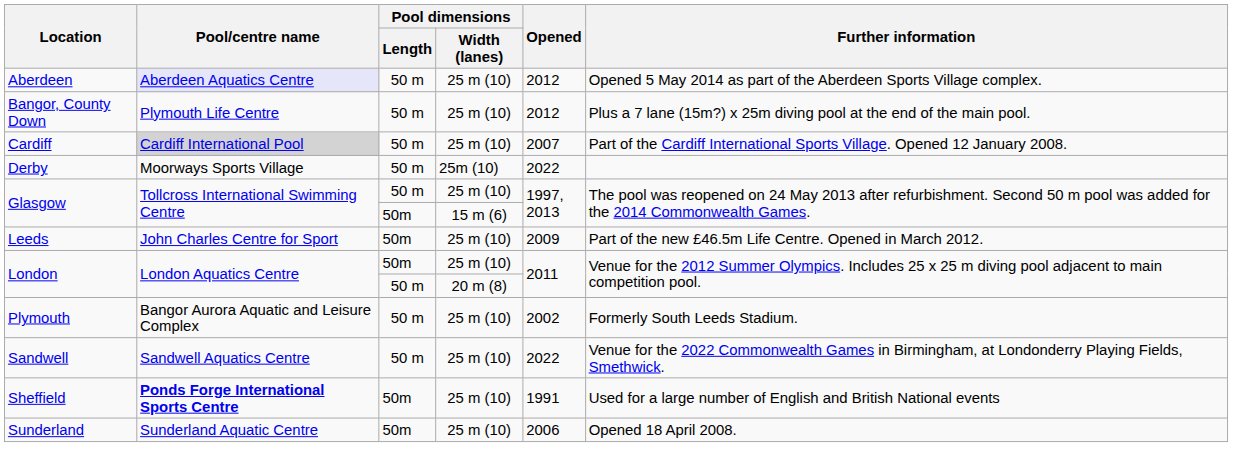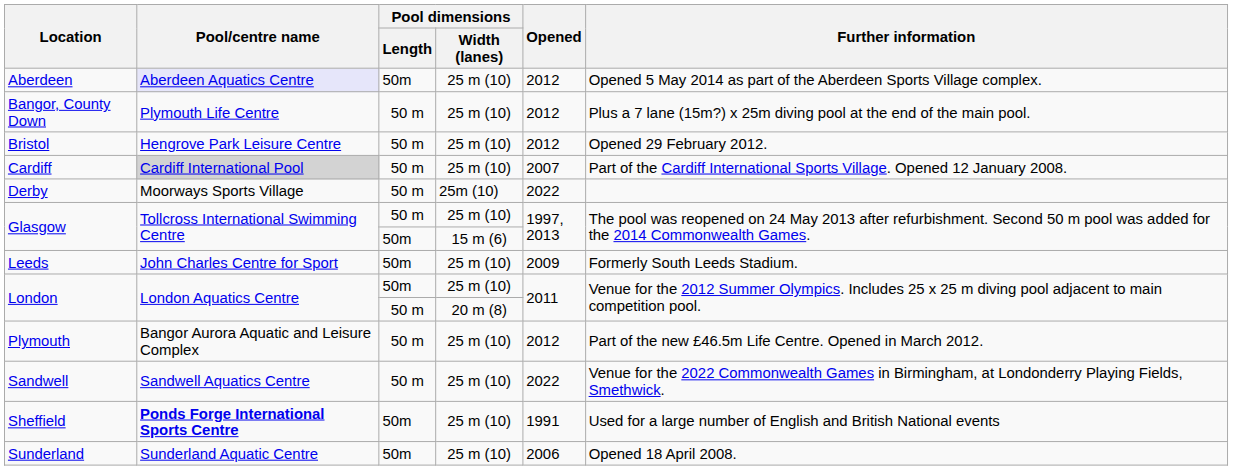(407, 80) 50 m -> (397, 80) 50m
+ row: (29, 144)
(786, 238) Part of the new £46.5m Life Centre. Opened in March 2012. -> (693, 262) Formerly South Leeds Stadium.
(543, 318) 2002 -> (543, 341) 2012
(693, 318) Formerly South Leeds Stadium. -> (786, 341) Part of the new £46.5m Life Centre. Opened in March 2012.
